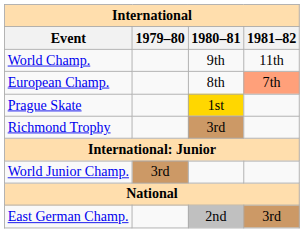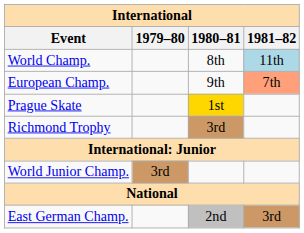(216, 60) 9th -> (216, 60) 8th
(272, 60) no background -> (272, 60) lightblue background
(216, 82) 8th -> (216, 82) 9th
